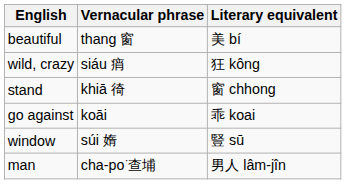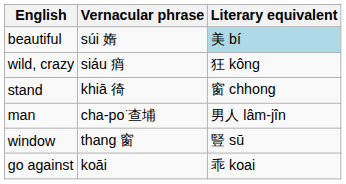(108, 39) thang 窗 -> (99, 39) súi 媠
(226, 39) no background -> (226, 39) lightblue background
rows swapped: (41, 115) <-> (22, 165)
(99, 140) súi 媠 -> (108, 140) thang 窗
